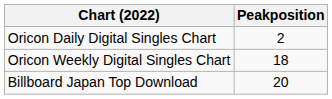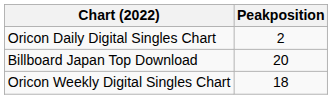rows swapped: (119, 60) <-> (103, 82)
